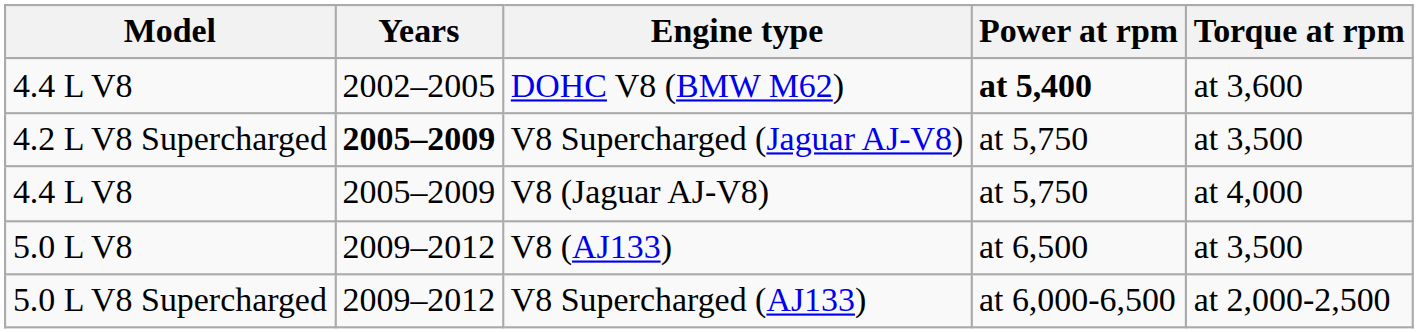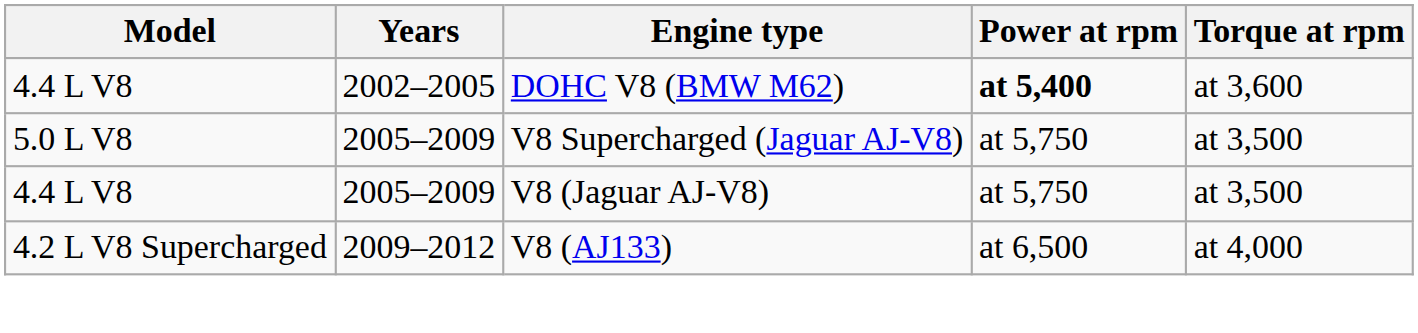(170, 138) 4.2 L V8 Supercharged -> (73, 138) 5.0 L V8
(419, 138) bold -> (419, 138) normal
(1248, 192) at 4,000 -> (1248, 192) at 3,500
(73, 246) 5.0 L V8 -> (170, 246) 4.2 L V8 Supercharged
(1248, 246) at 3,500 -> (1248, 246) at 4,000
- row: (689, 300)
